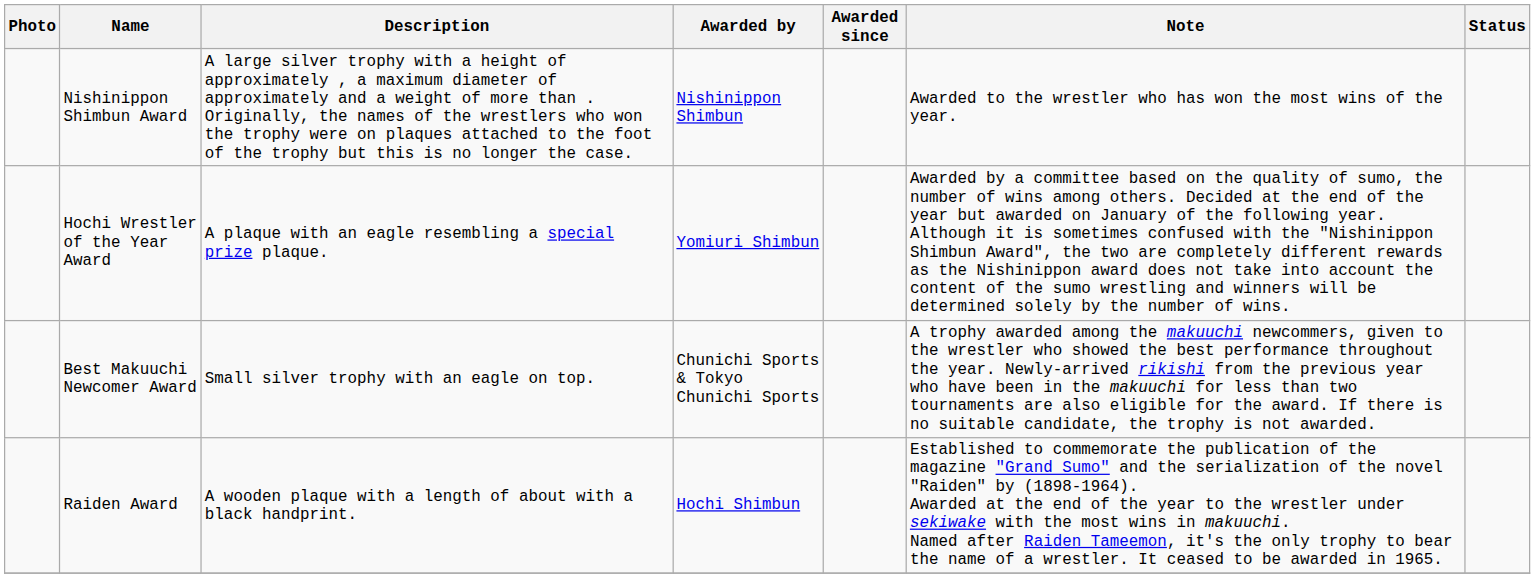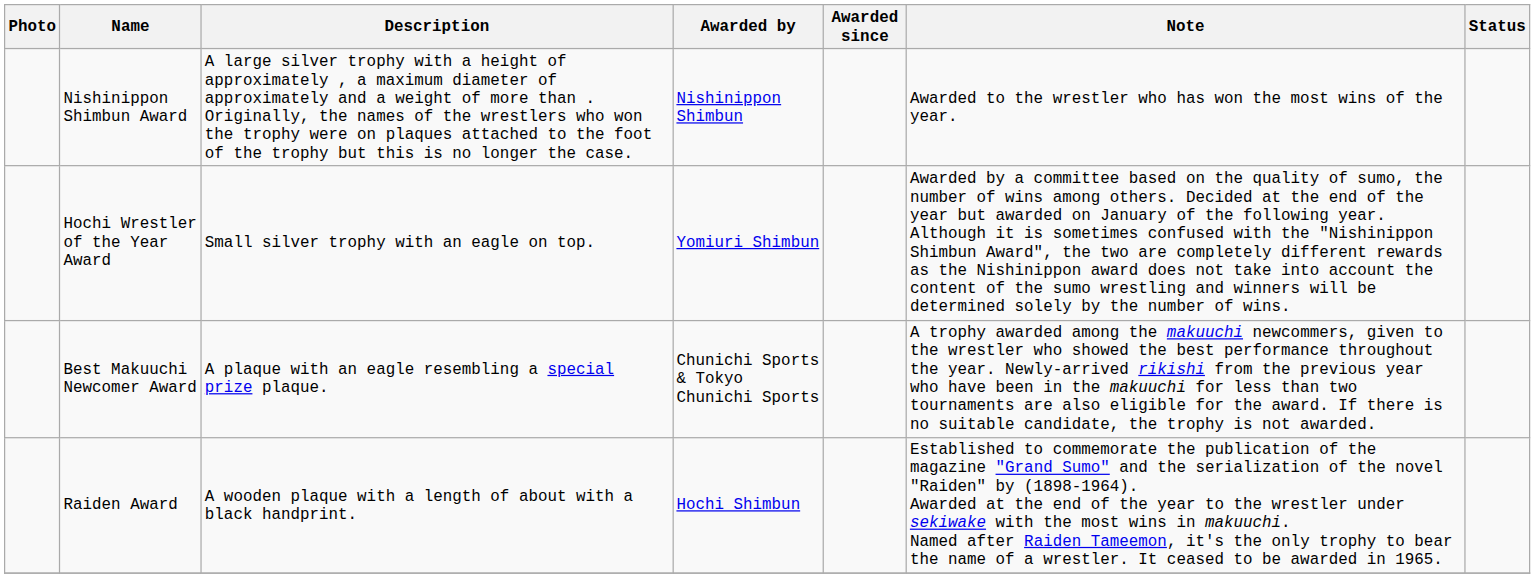(409, 243) A plaque with an eagle resembling a special prize plaque. -> (400, 243) Small silver trophy with an eagle on top.
(400, 379) Small silver trophy with an eagle on top. -> (409, 379) A plaque with an eagle resembling a special prize plaque.
